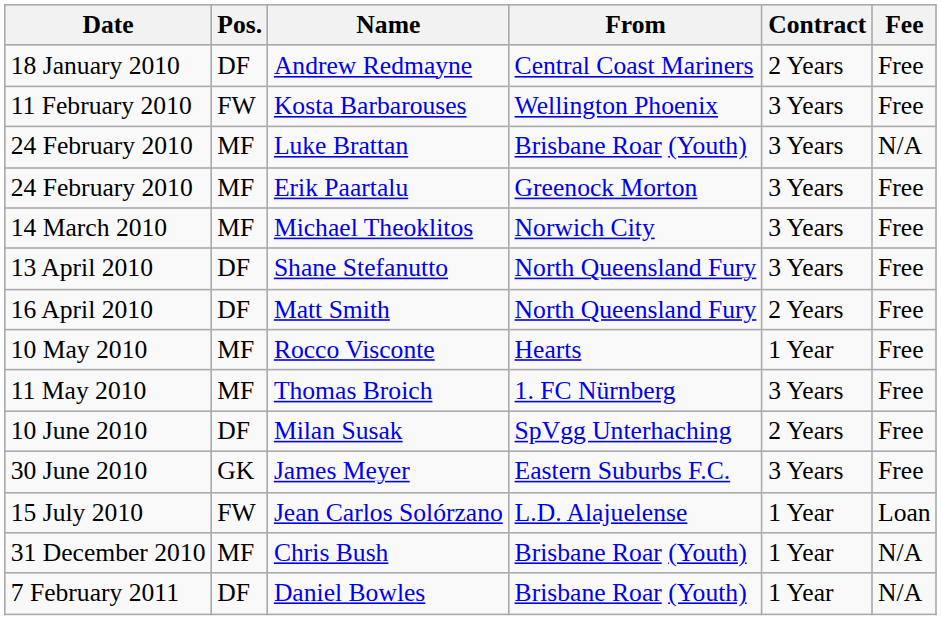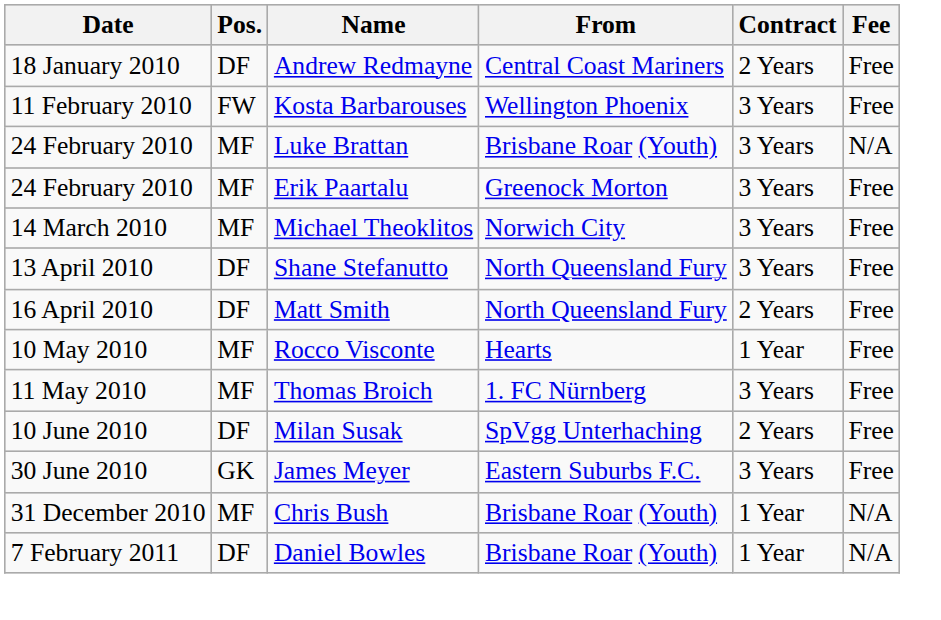- row: (388, 512)
